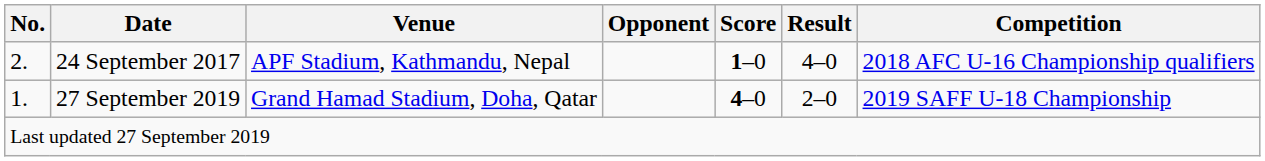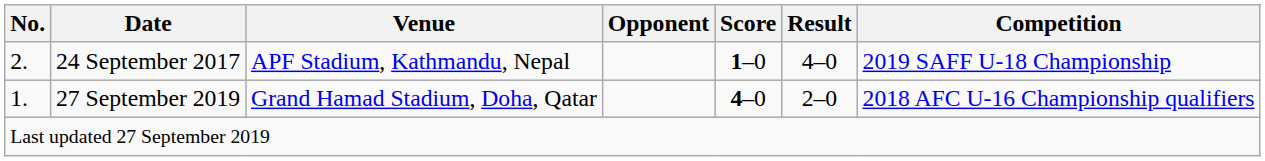(1059, 60) 2018 AFC U-16 Championship qualifiers -> (1017, 60) 2019 SAFF U-18 Championship
(1017, 98) 2019 SAFF U-18 Championship -> (1059, 98) 2018 AFC U-16 Championship qualifiers
